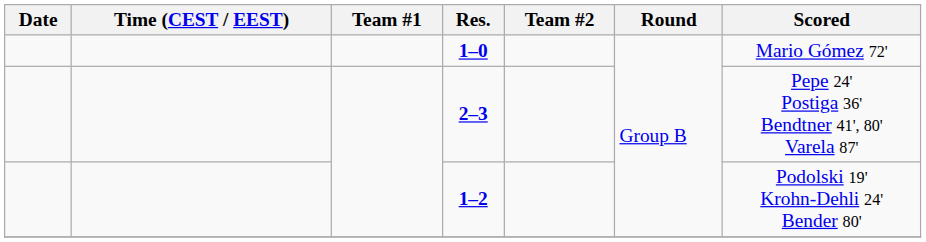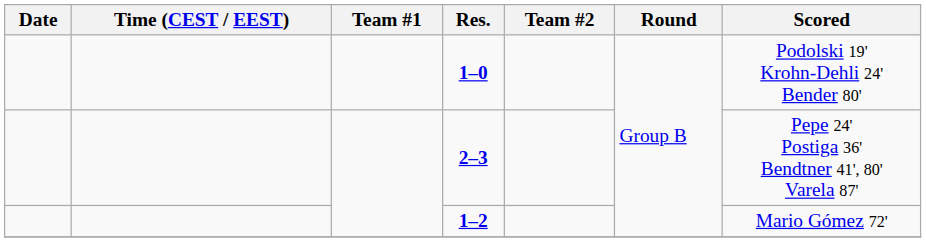(822, 50) Mario Gómez 72' -> (822, 72) Podolski 19' Krohn-Dehli 24' Bender 80'
(822, 199) Podolski 19' Krohn-Dehli 24' Bender 80' -> (822, 220) Mario Gómez 72'
